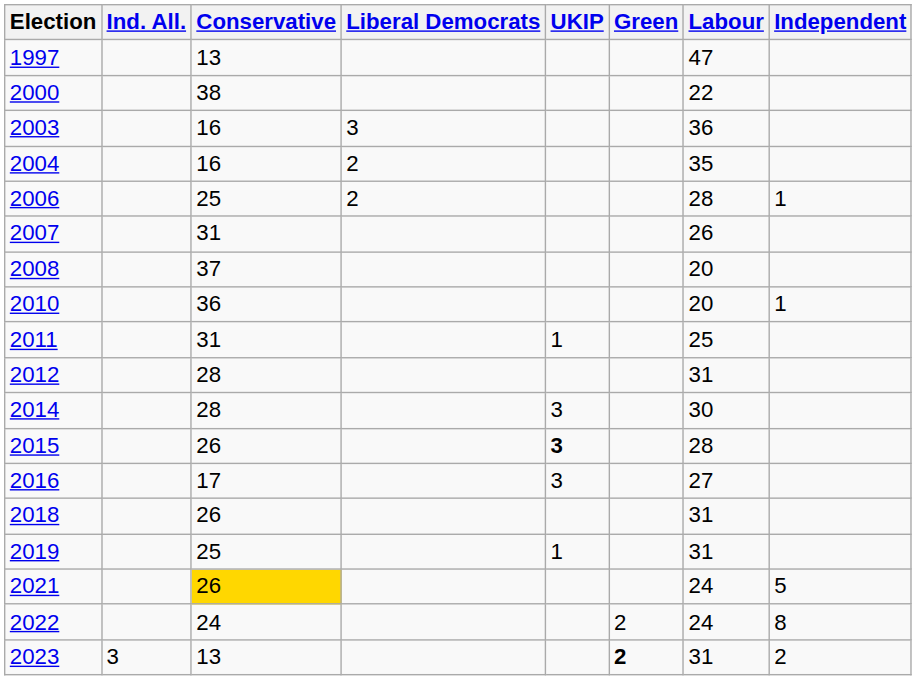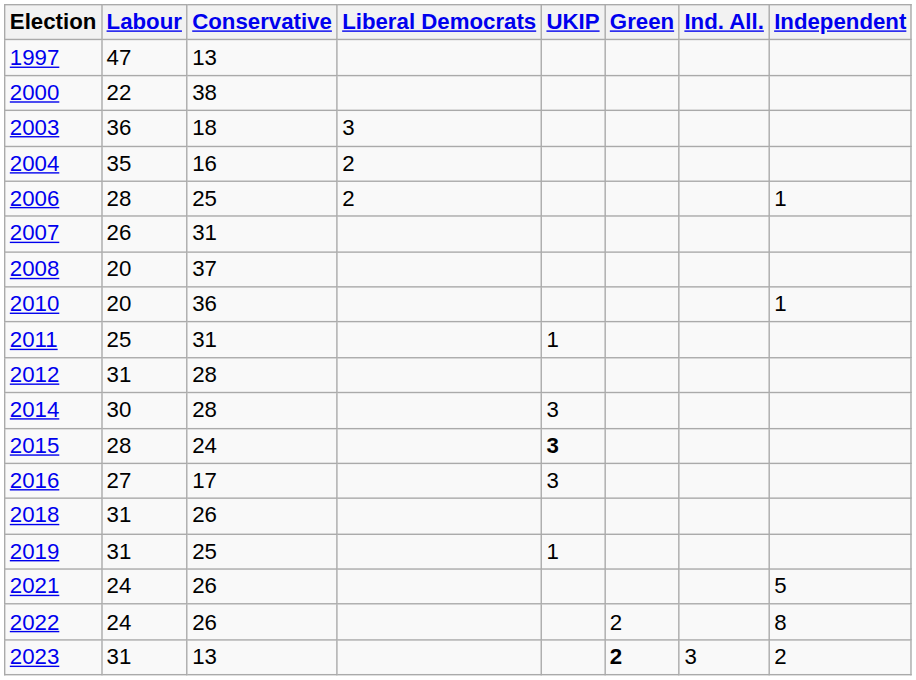columns swapped: (726, 22) <-> (146, 22)
(209, 127) 16 -> (205, 127) 18
(209, 445) 26 -> (205, 445) 24
(209, 586) gold background -> (205, 586) no background
(209, 621) 24 -> (205, 621) 26
